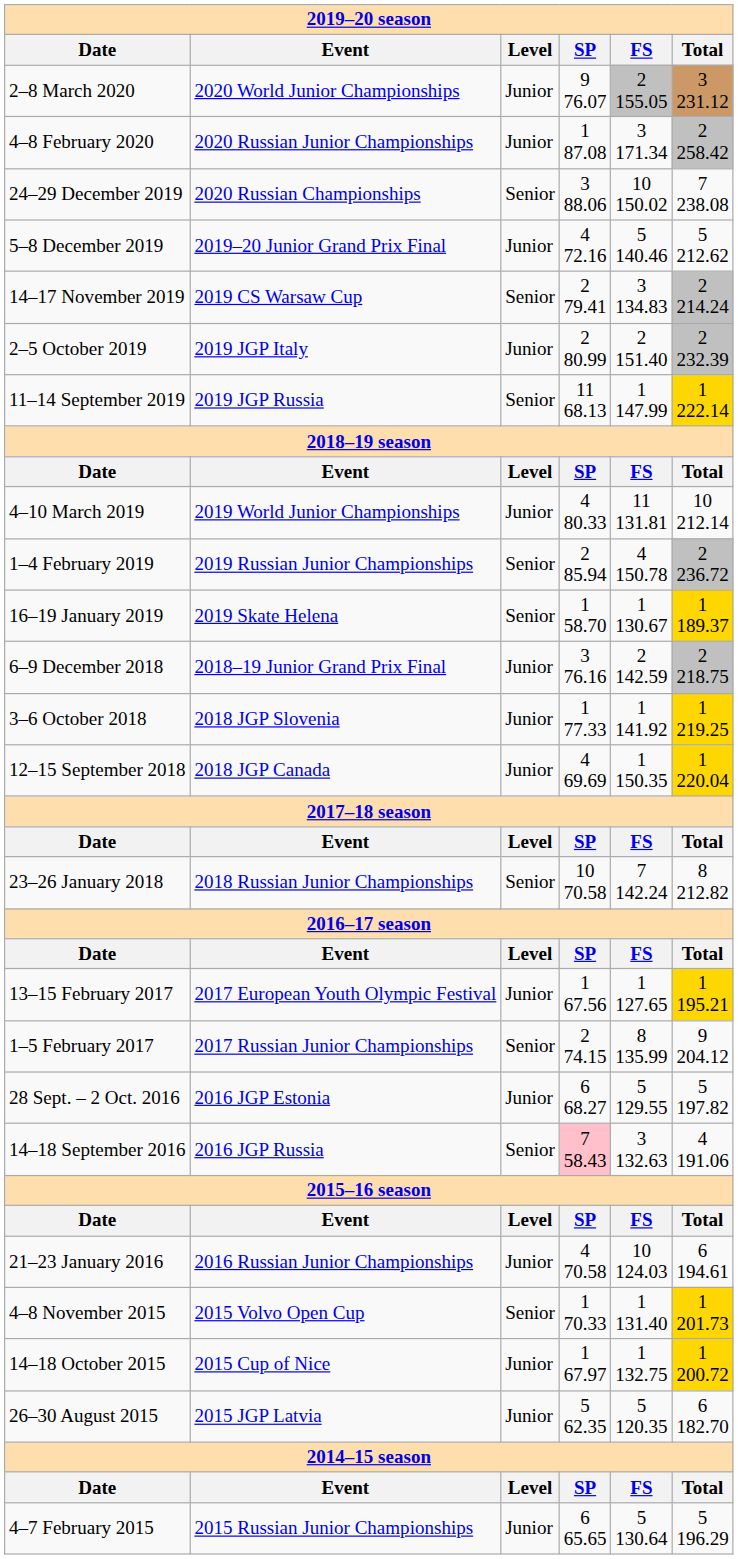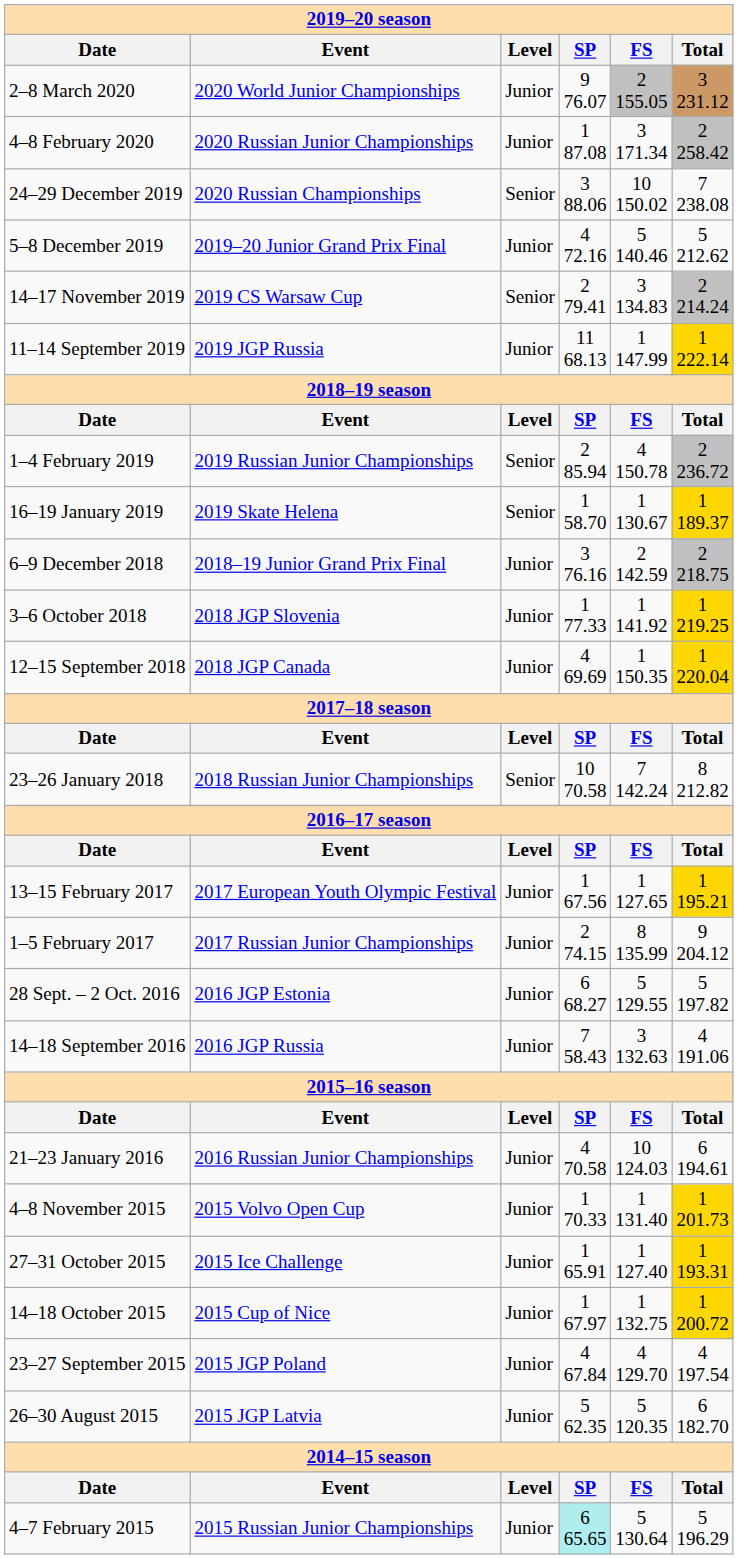- row: (78, 348)
(530, 400) Senior -> (529, 348) Junior
- row: (77, 512)
(530, 1046) Senior -> (529, 942) Junior
(530, 1149) Senior -> (529, 1046) Junior
(585, 1149) pink background -> (585, 1046) no background
(530, 1312) Senior -> (529, 1209) Junior
+ row: (87, 1261)
+ row: (97, 1364)
(585, 1528) no background -> (585, 1528) paleturquoise background
